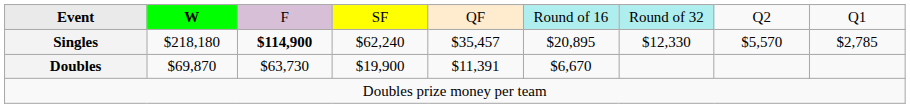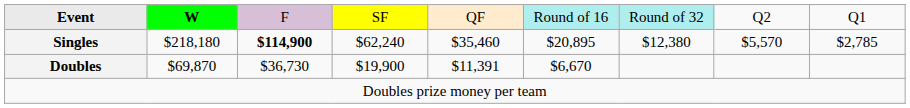(476, 41) $35,457 -> (476, 41) $35,460
(666, 41) $12,330 -> (666, 41) $12,380
(285, 66) $63,730 -> (285, 66) $36,730
